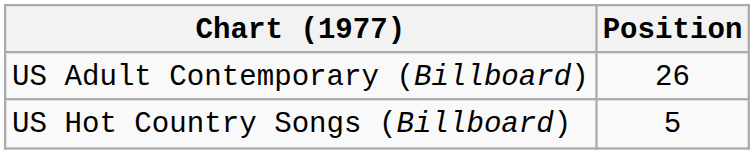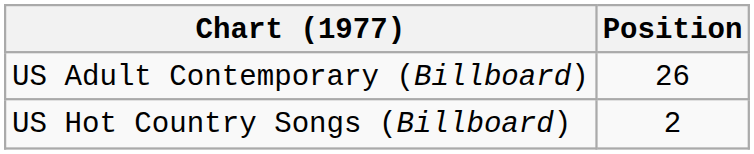(673, 124) 5 -> (673, 124) 2
